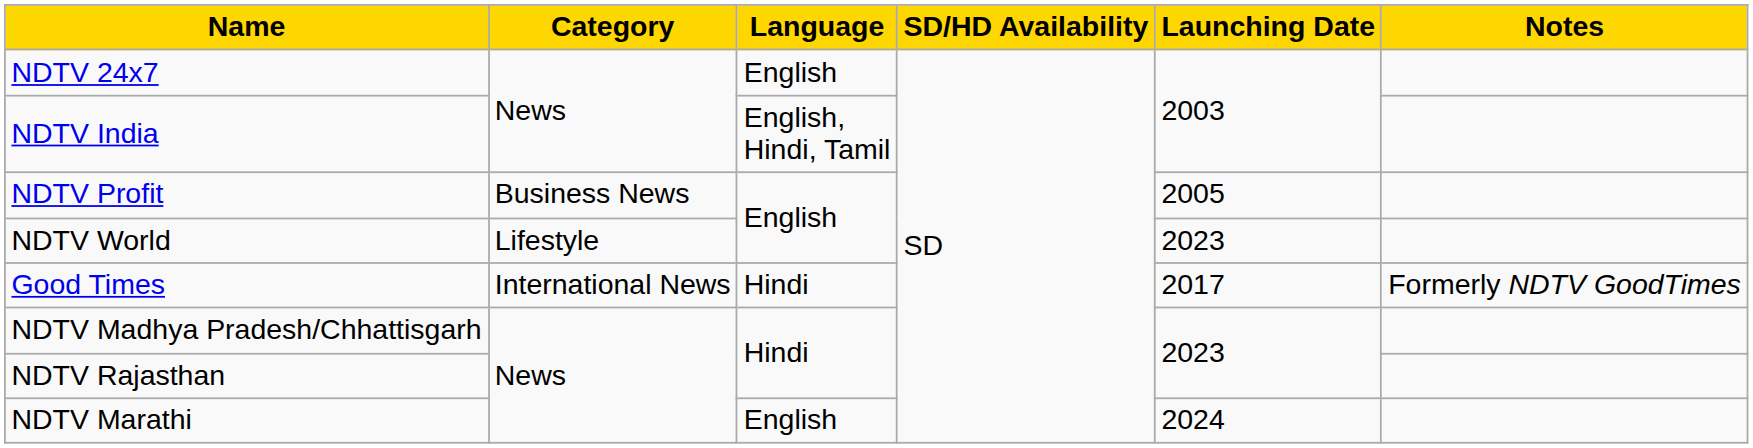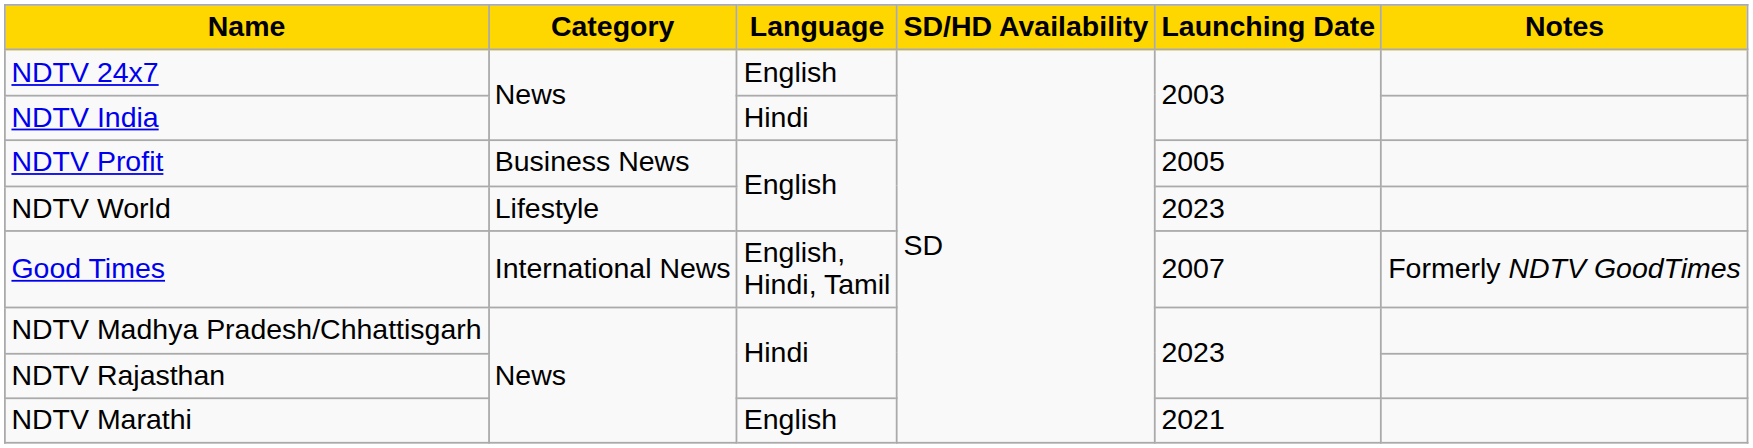(817, 133) English, Hindi, Tamil -> (776, 117) Hindi
(776, 284) Hindi -> (817, 268) English, Hindi, Tamil
(1193, 284) 2017 -> (1193, 268) 2007
(1193, 420) 2024 -> (1193, 420) 2021
